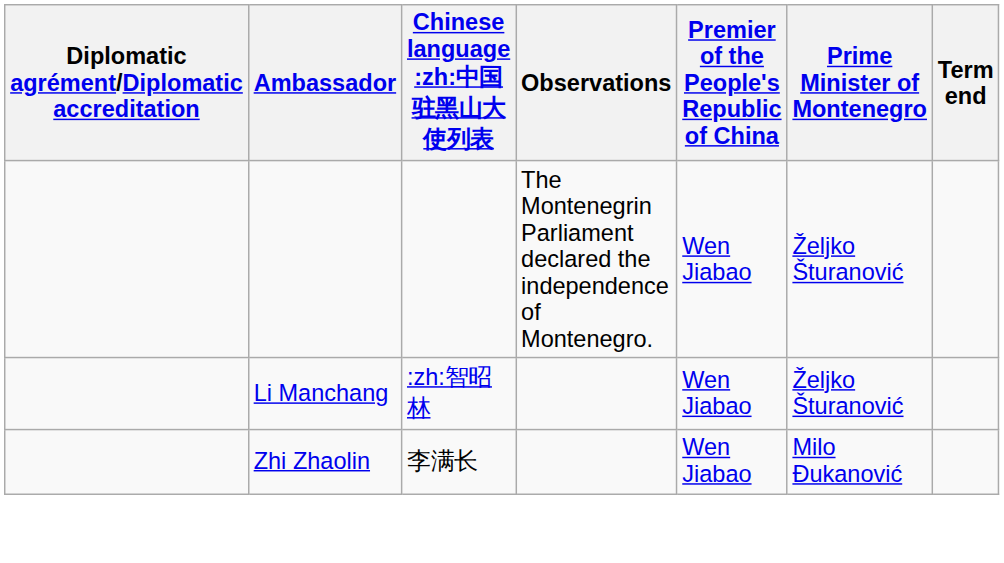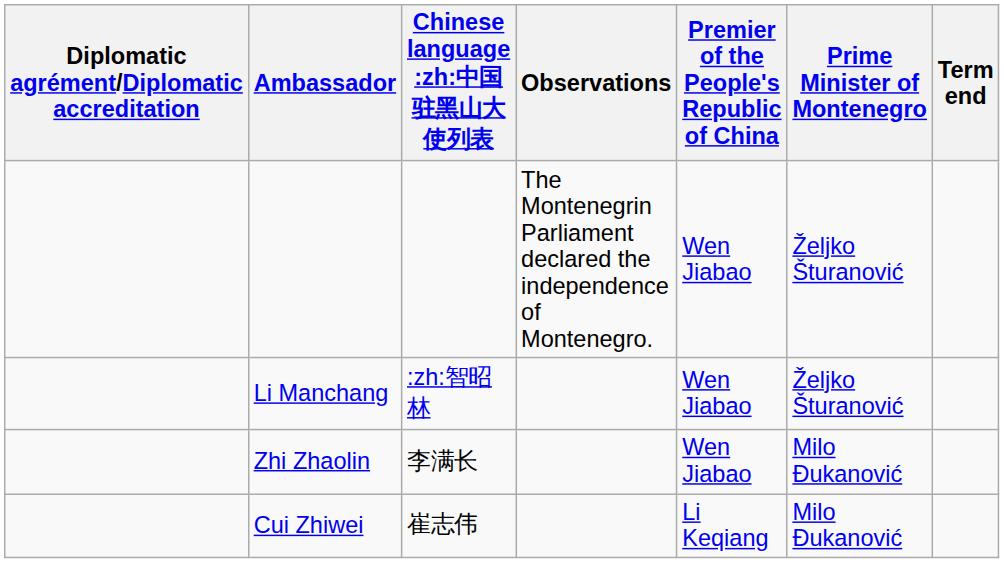+ row: (309, 525)
